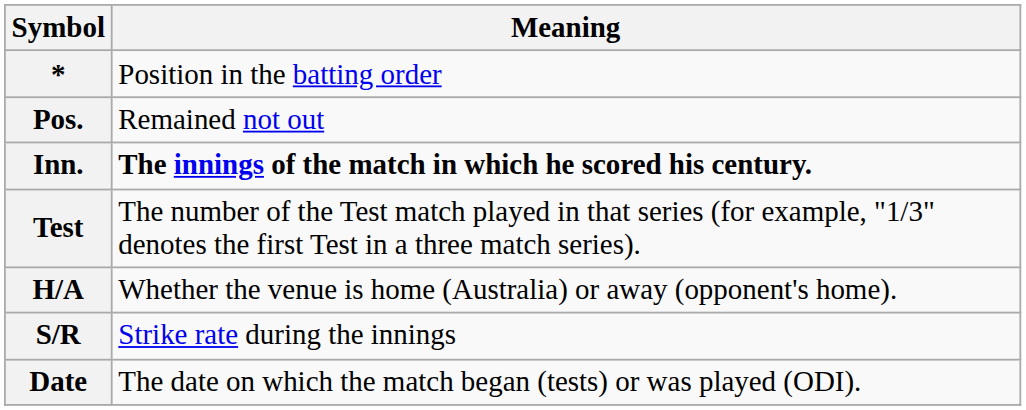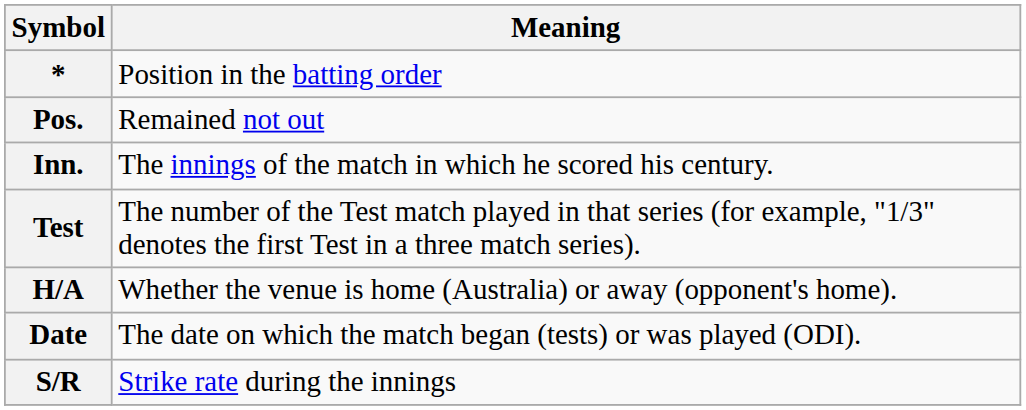(465, 165) bold -> (446, 165) normal
rows swapped: (58, 381) <-> (58, 335)
